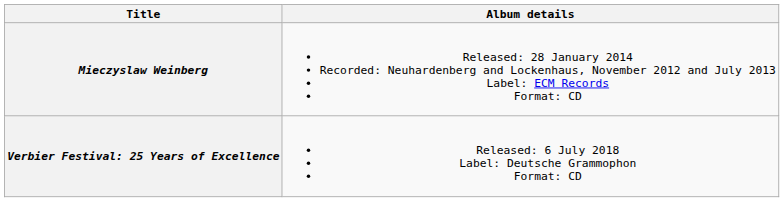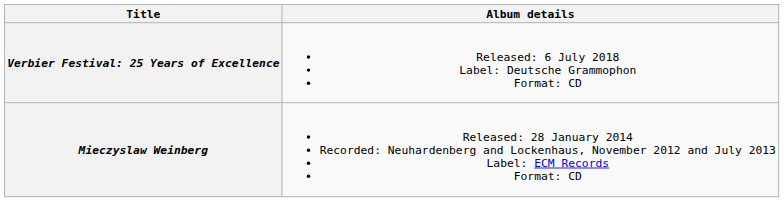rows swapped: (143, 69) <-> (143, 156)
